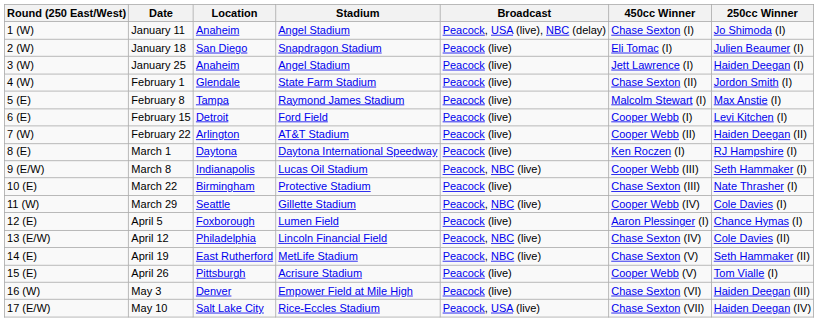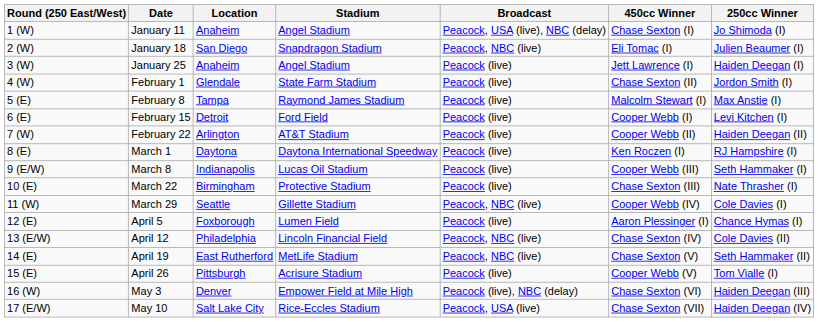(477, 47) Peacock (live) -> (492, 47) Peacock, NBC (live)
(492, 169) Peacock, NBC (live) -> (477, 169) Peacock (live)
(477, 291) Peacock (live) -> (510, 291) Peacock (live), NBC (delay)
